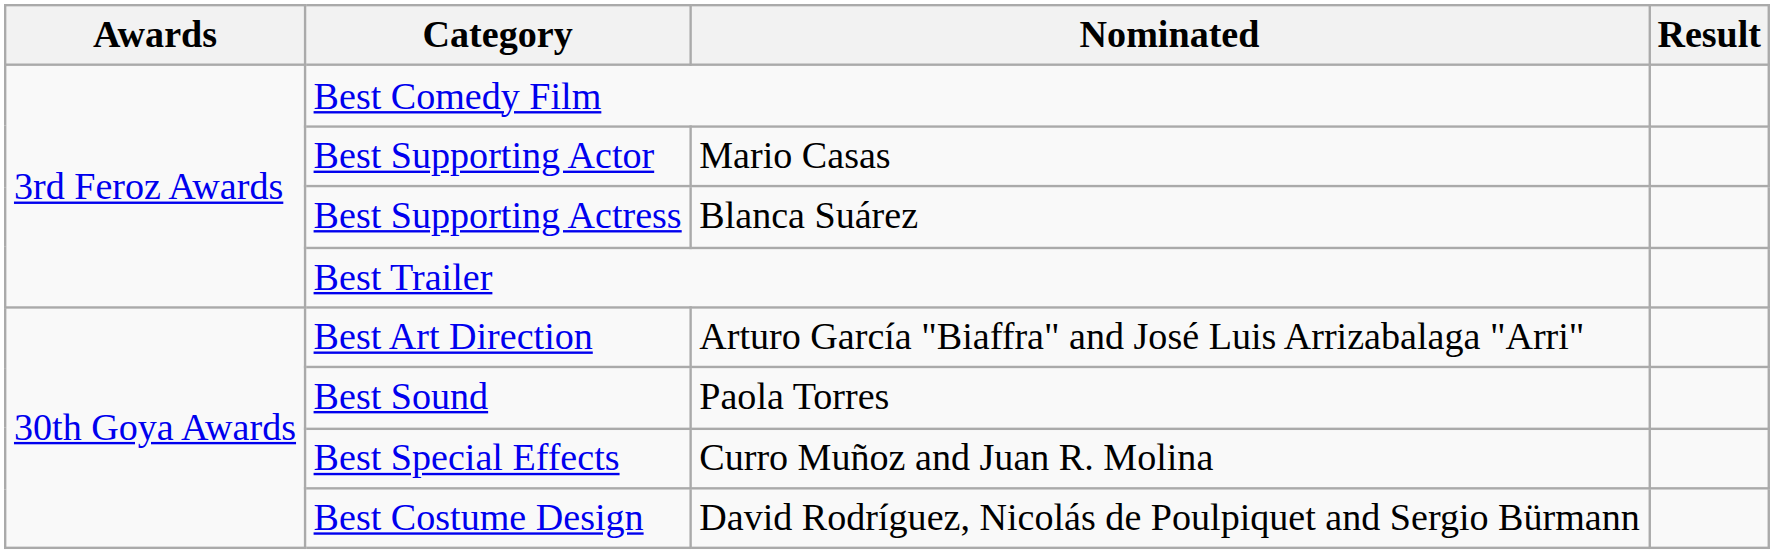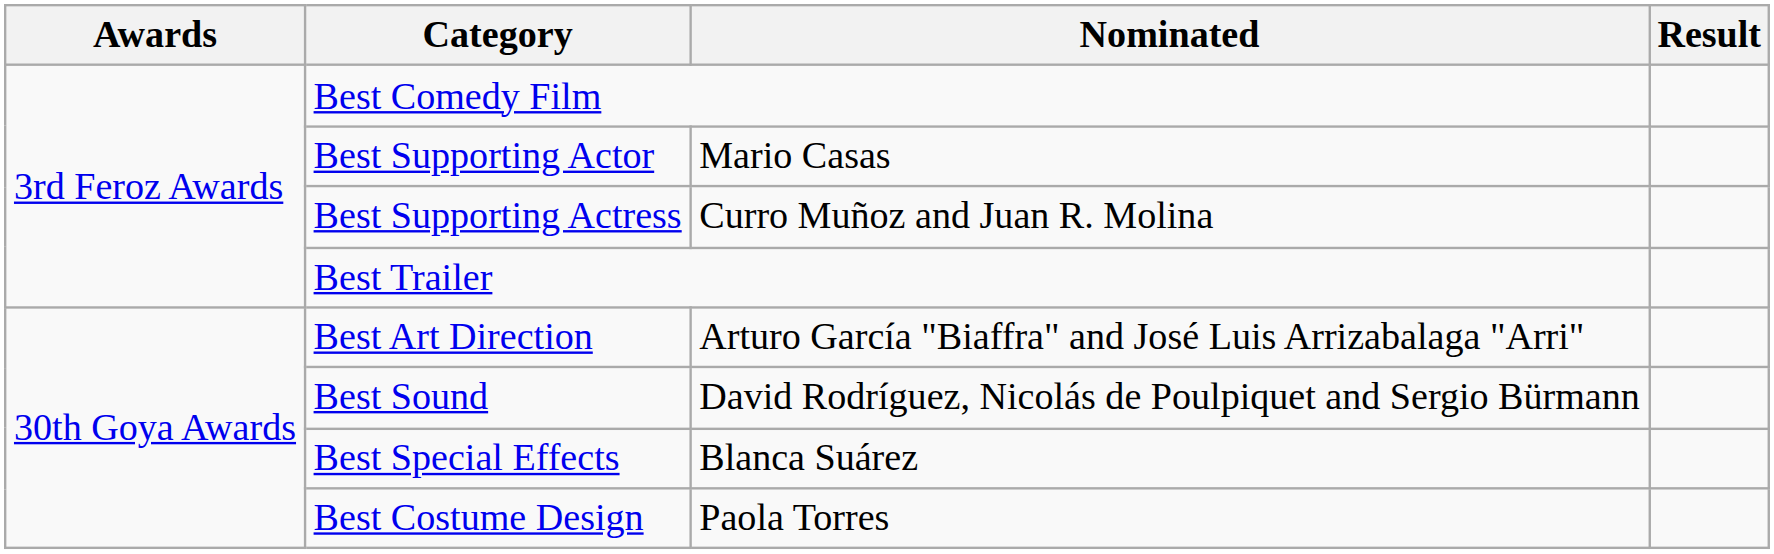(809, 215) Blanca Suárez -> (956, 215) Curro Muñoz and Juan R. Molina
(794, 397) Paola Torres -> (1170, 397) David Rodríguez, Nicolás de Poulpiquet and Sergio Bürmann
(956, 457) Curro Muñoz and Juan R. Molina -> (809, 457) Blanca Suárez
(1170, 517) David Rodríguez, Nicolás de Poulpiquet and Sergio Bürmann -> (794, 517) Paola Torres
